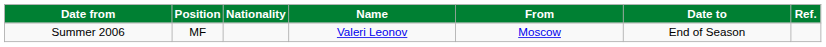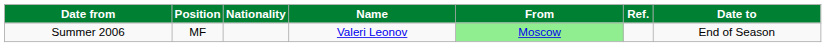columns swapped: (707, 14) <-> (806, 14)
(540, 32) no background -> (540, 32) lightgreen background
